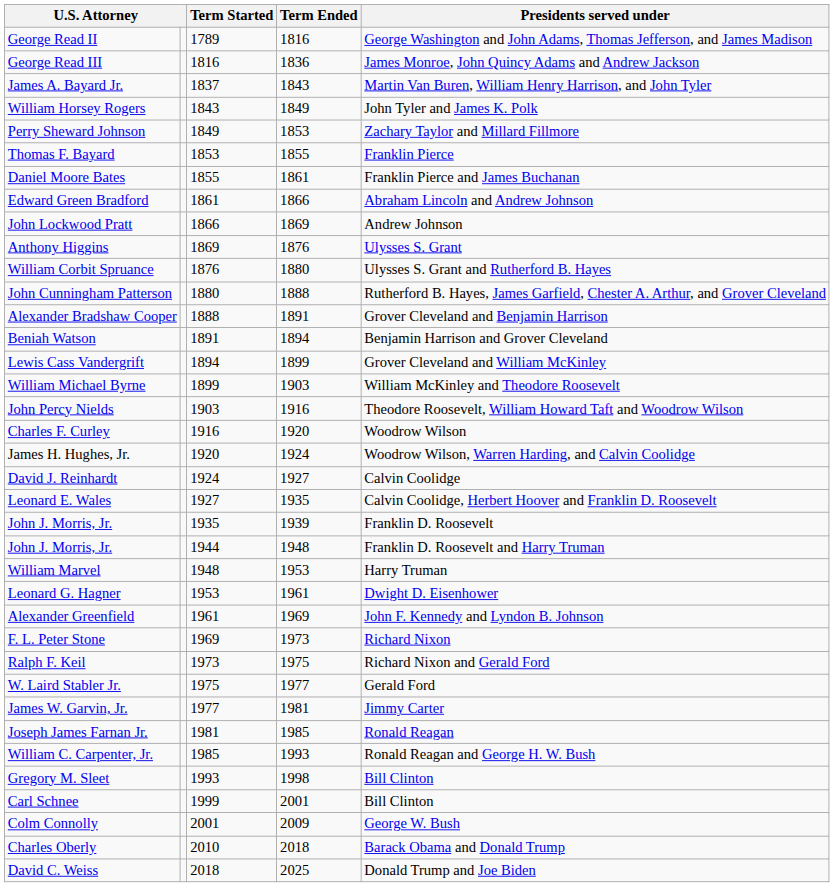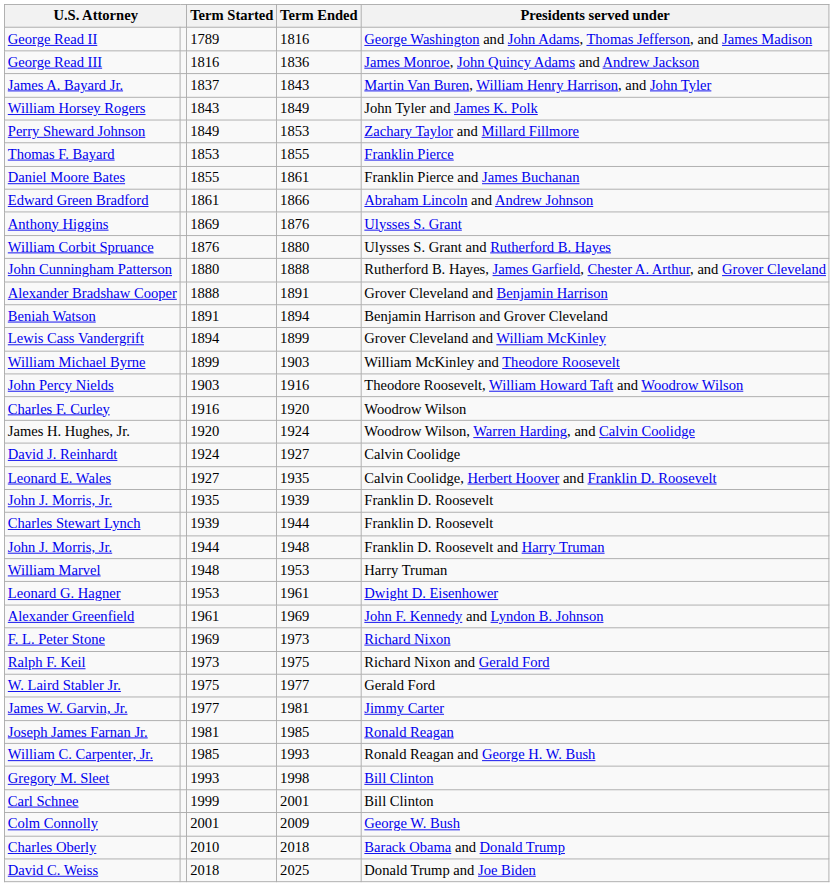- row: (70, 223)
+ row: (74, 524)
